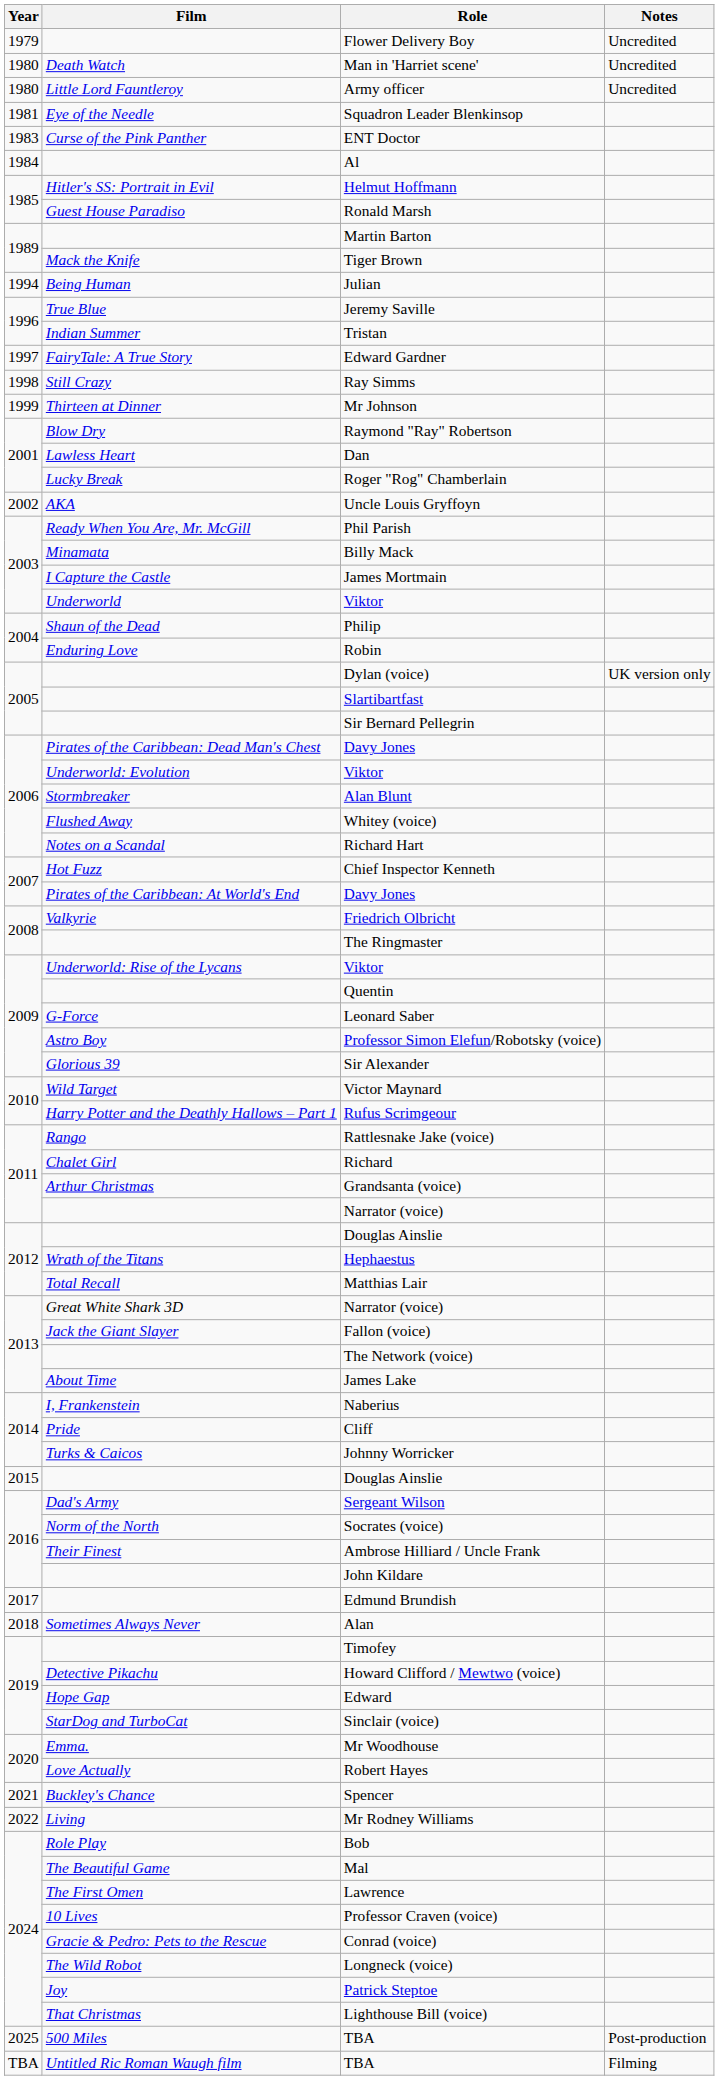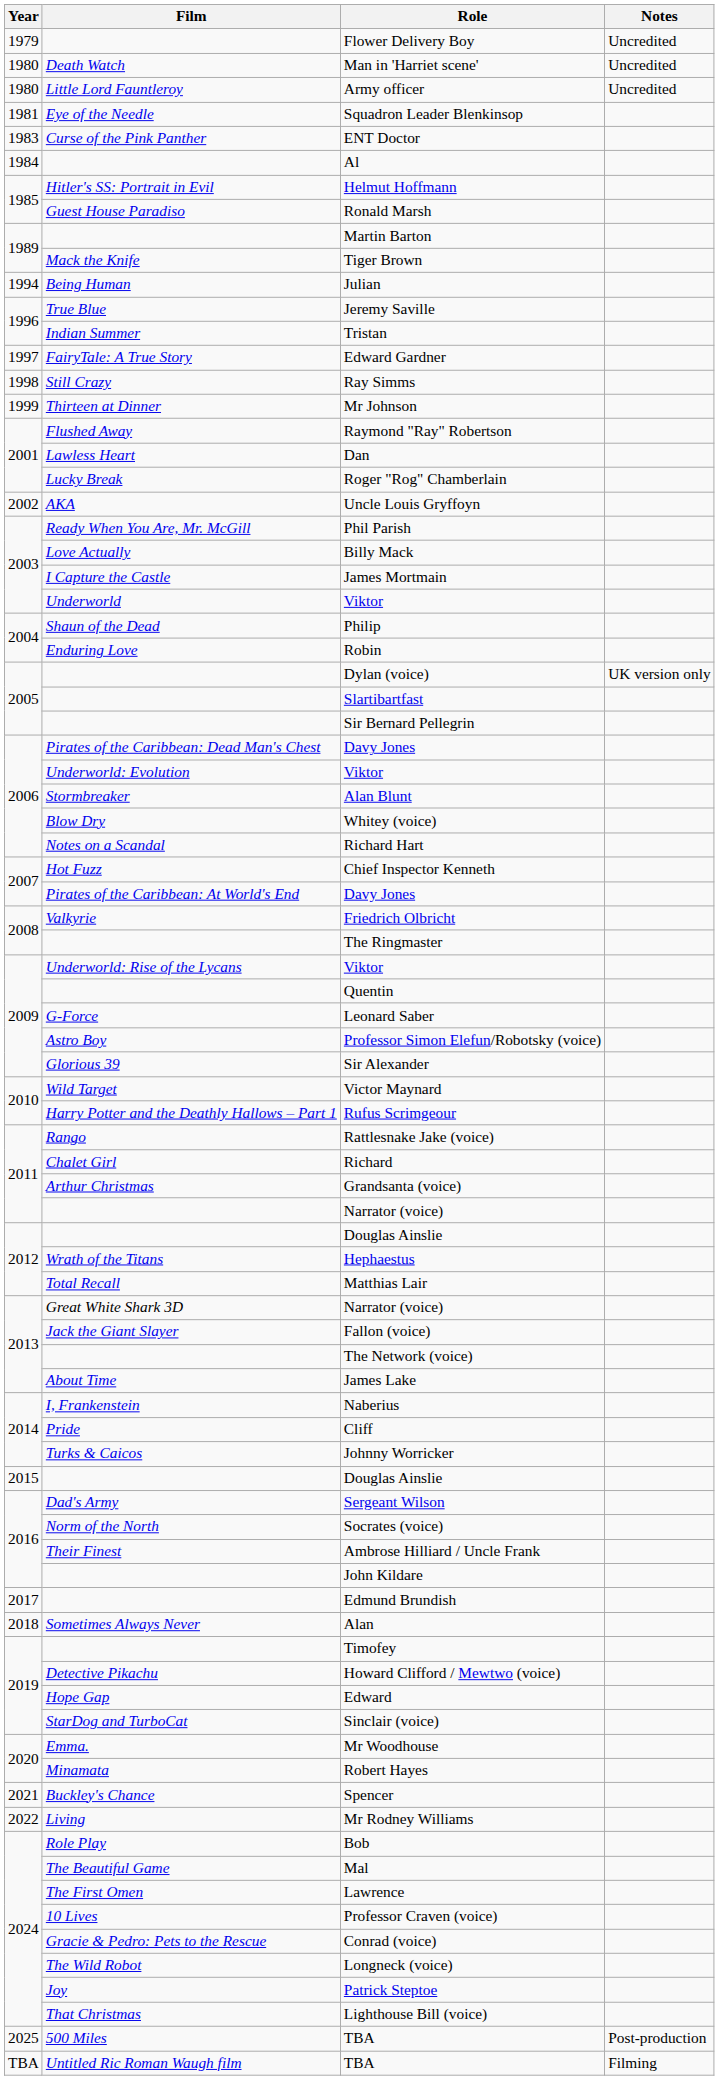(75, 430) Blow Dry -> (89, 430) Flushed Away
(77, 552) Minamata -> (88, 552) Love Actually
(89, 820) Flushed Away -> (75, 820) Blow Dry
(88, 1770) Love Actually -> (77, 1770) Minamata
